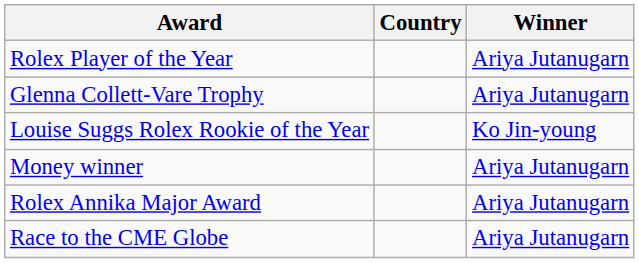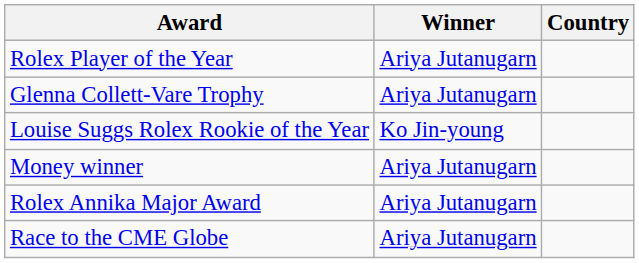columns swapped: (551, 22) <-> (421, 22)
